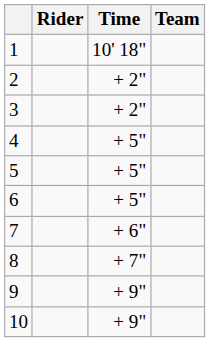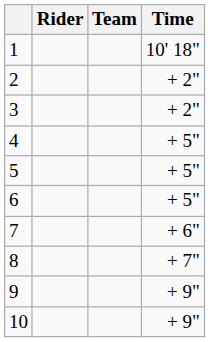columns swapped: (177, 19) <-> (119, 19)
